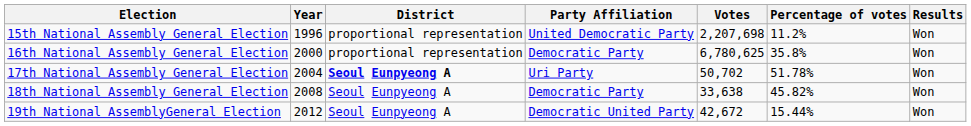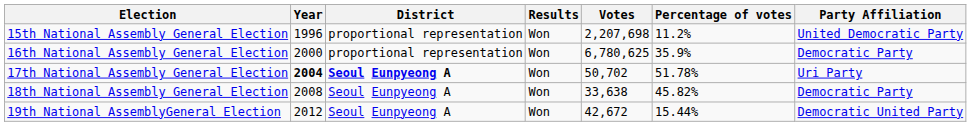columns swapped: (611, 14) <-> (938, 14)
(788, 53) 35.8% -> (673, 53) 35.9%
(308, 73) normal -> (308, 73) bold
